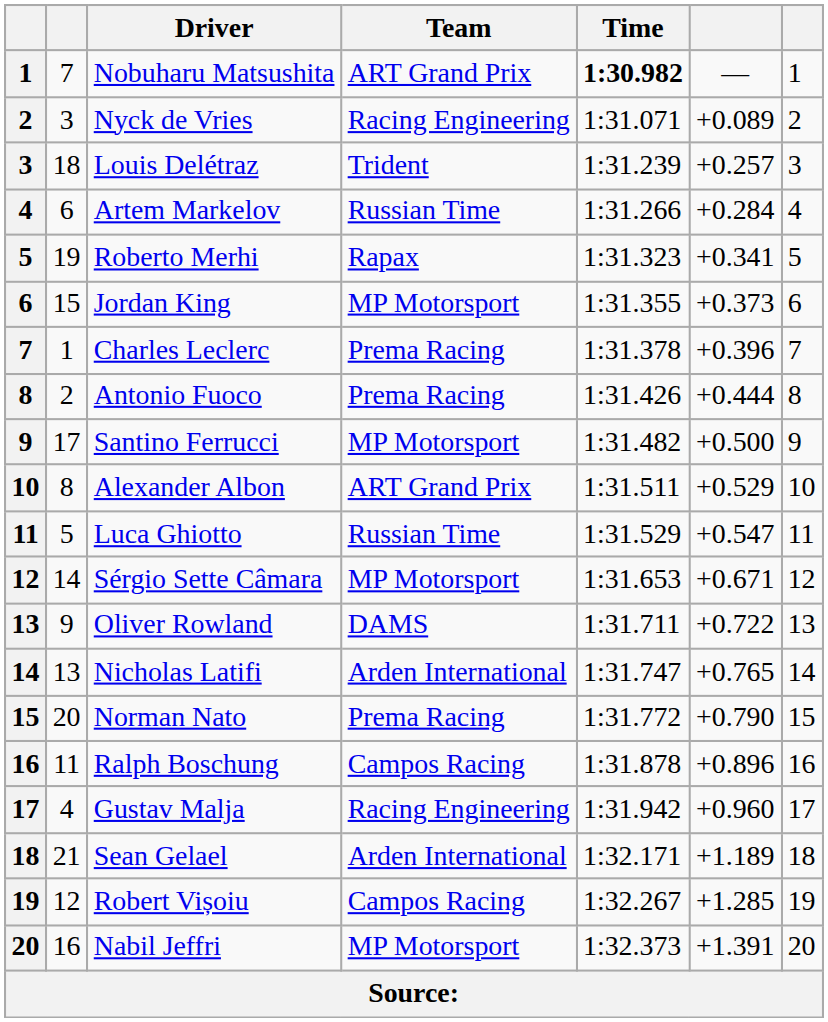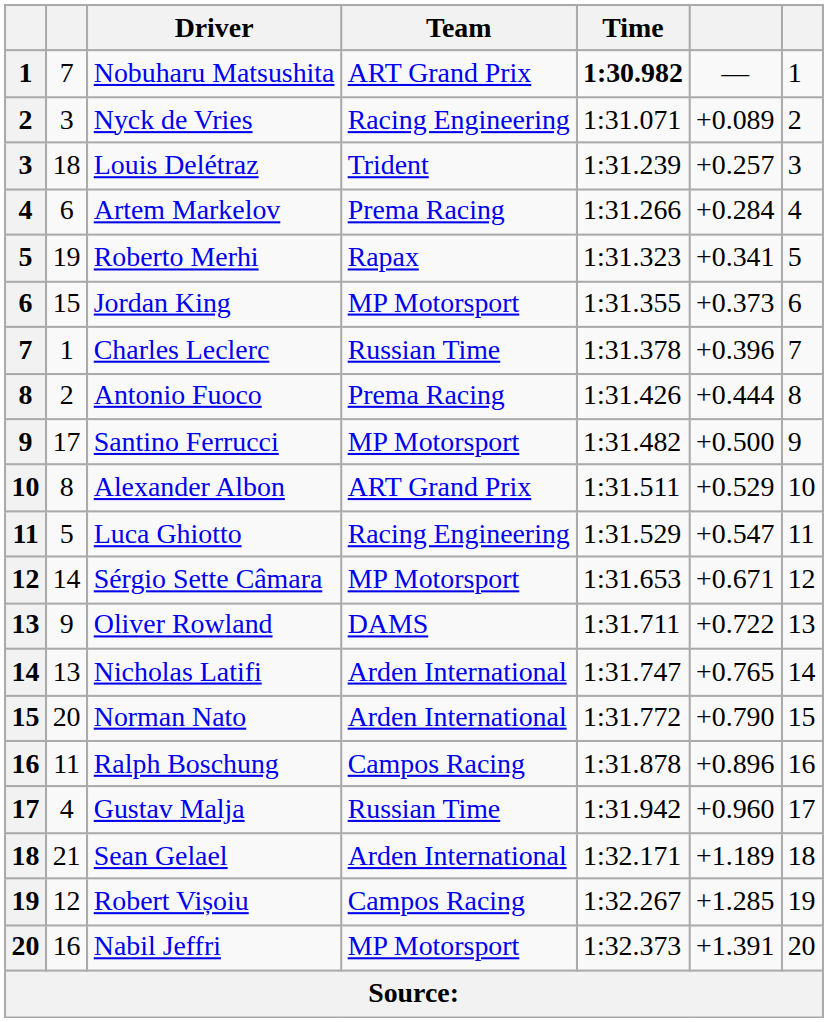(424, 211) Russian Time -> (426, 211) Prema Racing
(426, 349) Prema Racing -> (424, 349) Russian Time
(424, 533) Russian Time -> (459, 533) Racing Engineering
(426, 717) Prema Racing -> (457, 717) Arden International
(459, 809) Racing Engineering -> (424, 809) Russian Time
